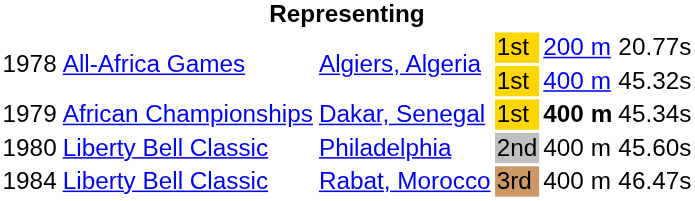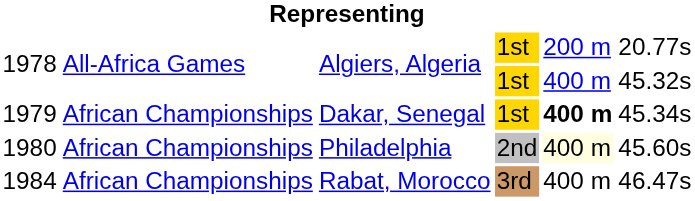(165, 147) Liberty Bell Classic -> (188, 147) African Championships
(577, 147) no background -> (577, 147) lightyellow background
(165, 181) Liberty Bell Classic -> (188, 181) African Championships
